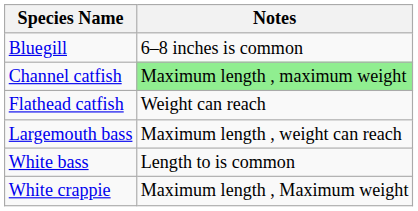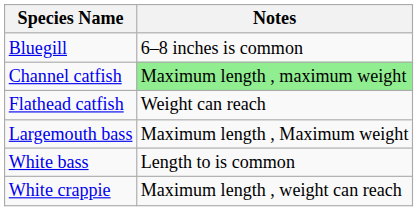(271, 133) Maximum length , weight can reach -> (275, 133) Maximum length , Maximum weight
(275, 190) Maximum length , Maximum weight -> (271, 190) Maximum length , weight can reach
